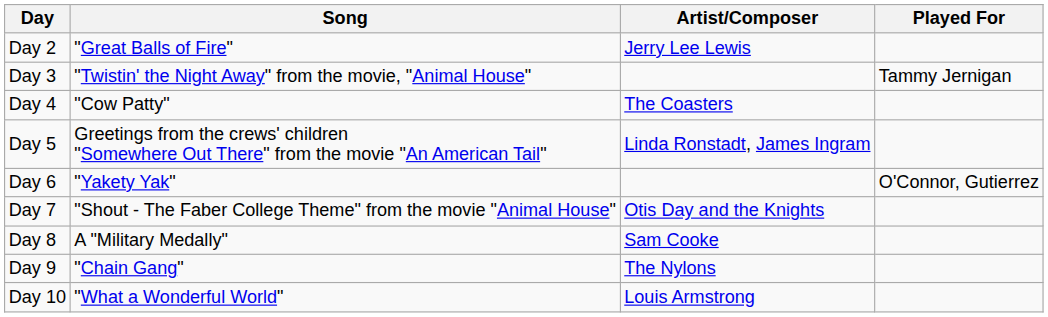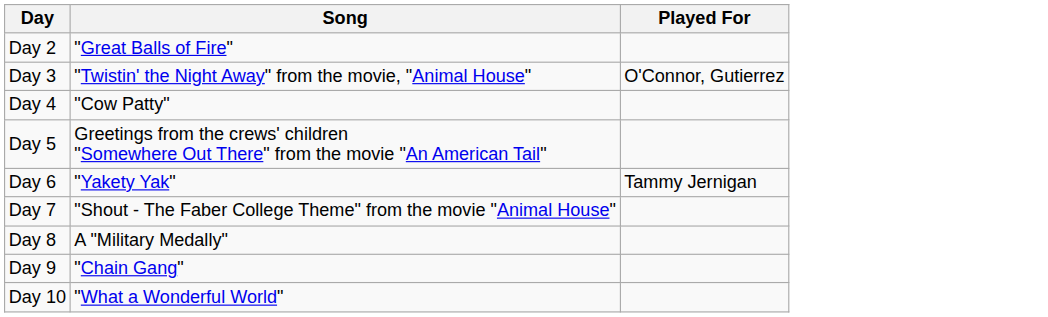- column: (747, 18)
(945, 76) Tammy Jernigan -> (704, 76) O'Connor, Gutierrez
(959, 182) O'Connor, Gutierrez -> (691, 182) Tammy Jernigan
